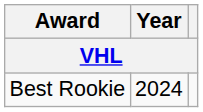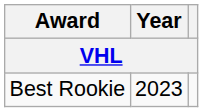(159, 89) 2024 -> (159, 89) 2023
